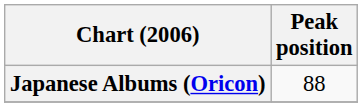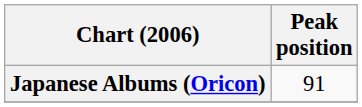(314, 83) 88 -> (314, 83) 91
